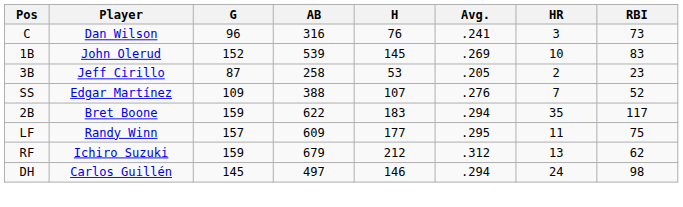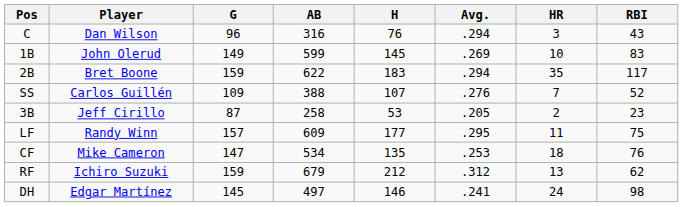(475, 34) .241 -> (475, 34) .294
(637, 34) 73 -> (637, 34) 43
(233, 54) 152 -> (233, 54) 149
(314, 54) 539 -> (314, 54) 599
rows swapped: (27, 113) <-> (27, 73)
(121, 93) Edgar Martínez -> (121, 93) Carlos Guillén
+ row: (27, 152)
(121, 172) Carlos Guillén -> (121, 192) Edgar Martínez
(475, 172) .294 -> (475, 192) .241
